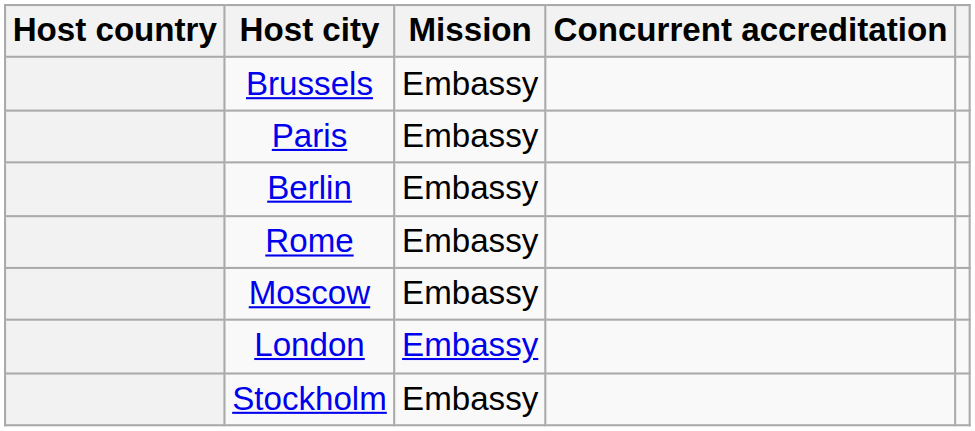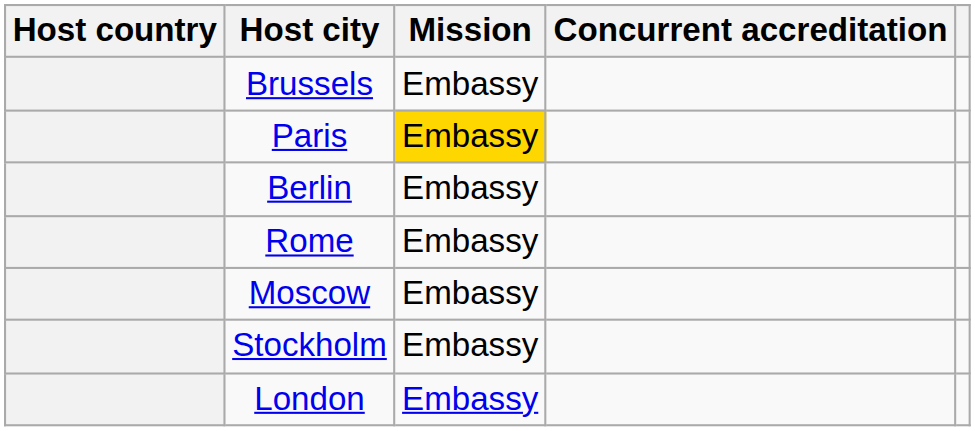(470, 135) no background -> (470, 135) gold background
rows swapped: (310, 398) <-> (310, 345)
